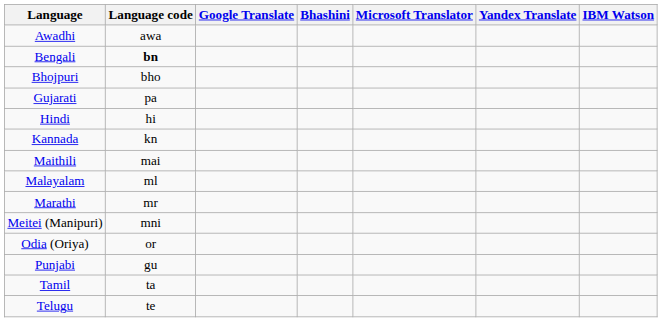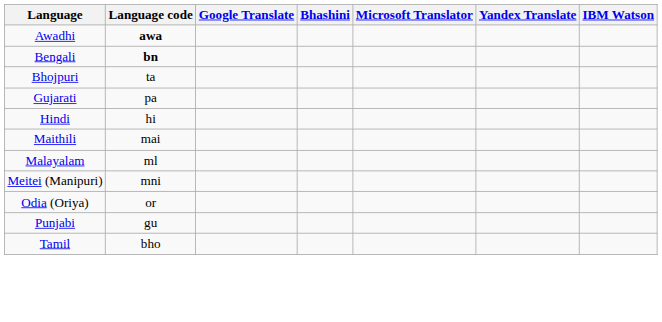(151, 35) normal -> (151, 35) bold
(151, 77) bho -> (151, 77) ta
- row: (55, 139)
- row: (55, 202)
(151, 285) ta -> (151, 243) bho
- row: (55, 306)
